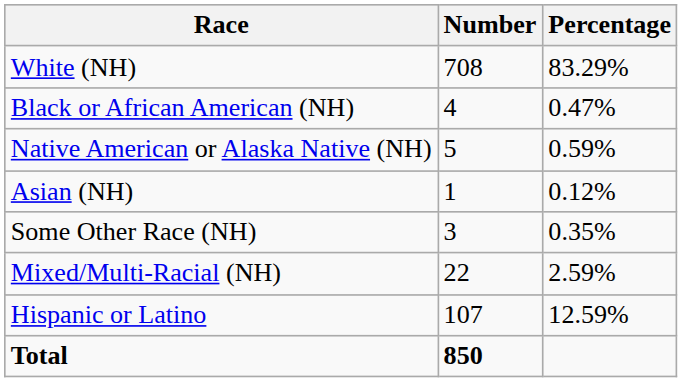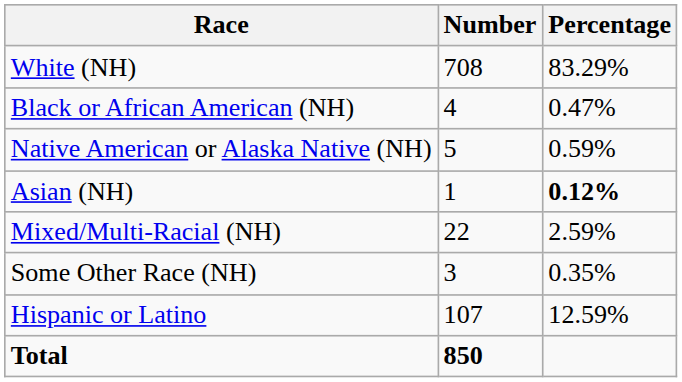(582, 190) normal -> (584, 190) bold
rows swapped: (134, 231) <-> (146, 273)
